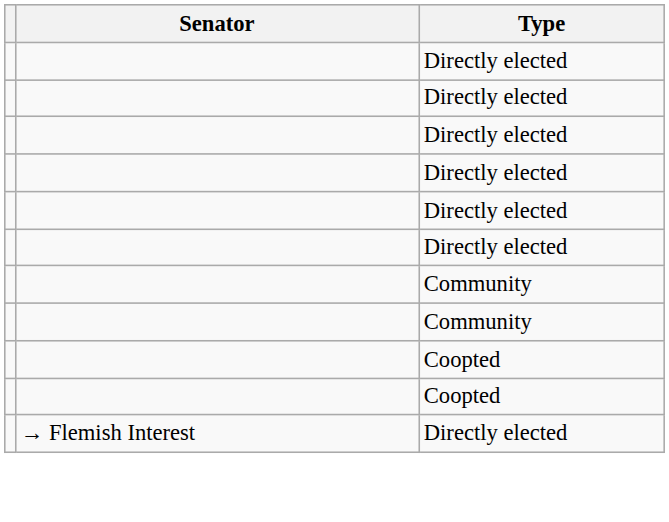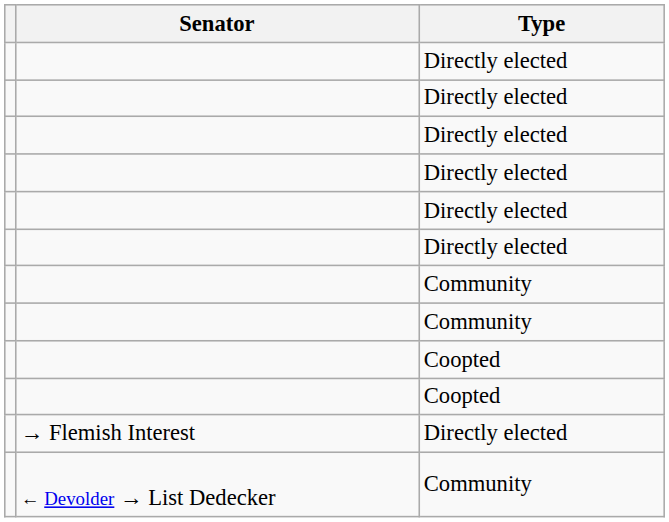+ row: (148, 497)
